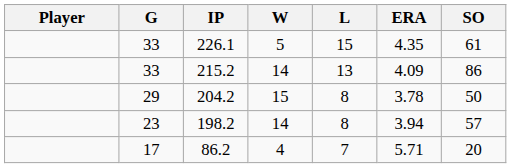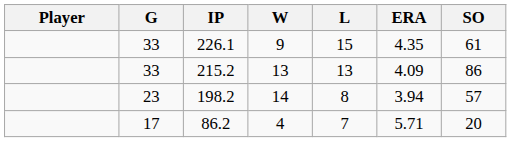(280, 44) 5 -> (280, 44) 9
(280, 70) 14 -> (280, 70) 13
- row: (216, 96)
